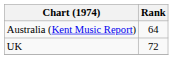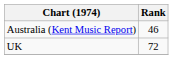(153, 29) 64 -> (153, 29) 46
